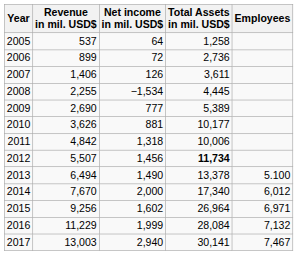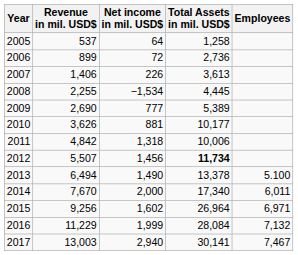(154, 74) 126 -> (154, 74) 226
(217, 74) 3,611 -> (216, 74) 3,613
(277, 192) 6,012 -> (278, 192) 6,011
